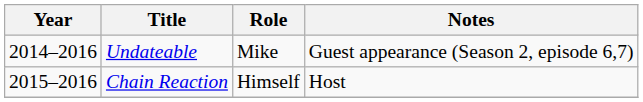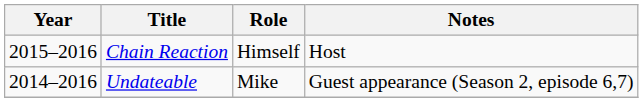rows swapped: (151, 50) <-> (167, 81)
